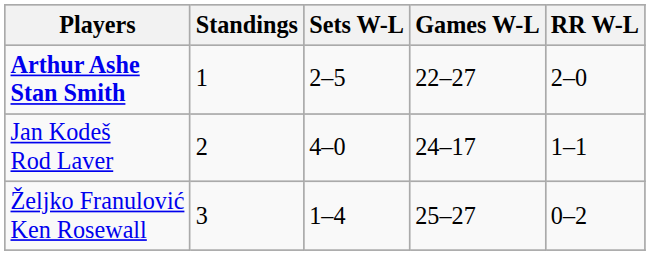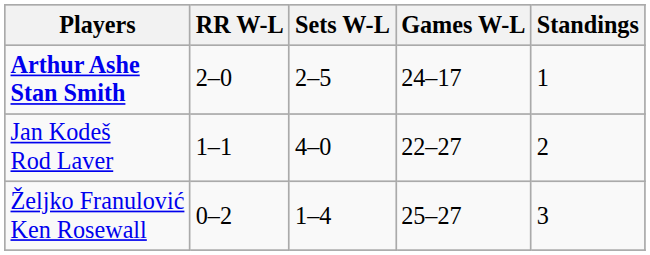columns swapped: (595, 24) <-> (247, 24)
(477, 79) 22–27 -> (463, 79) 24–17
(477, 148) 24–17 -> (463, 148) 22–27
